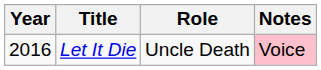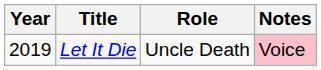(30, 49) 2016 -> (30, 49) 2019
